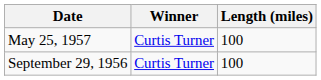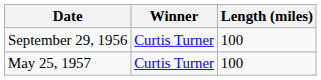rows swapped: (68, 63) <-> (49, 39)
